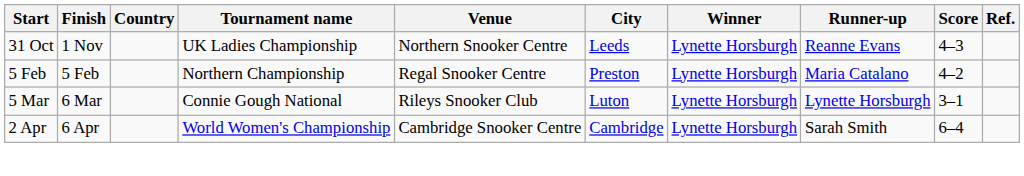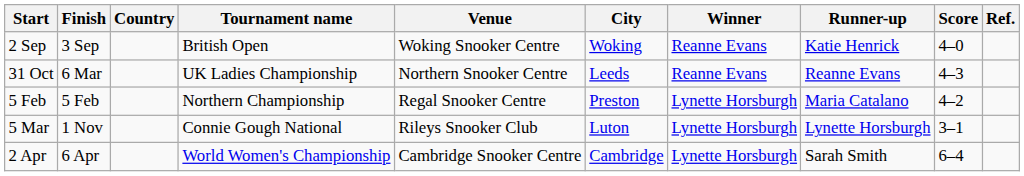+ row: (27, 45)
(82, 45) 1 Nov -> (82, 73) 6 Mar
(734, 45) Lynette Horsburgh -> (719, 73) Reanne Evans
(82, 100) 6 Mar -> (82, 128) 1 Nov
